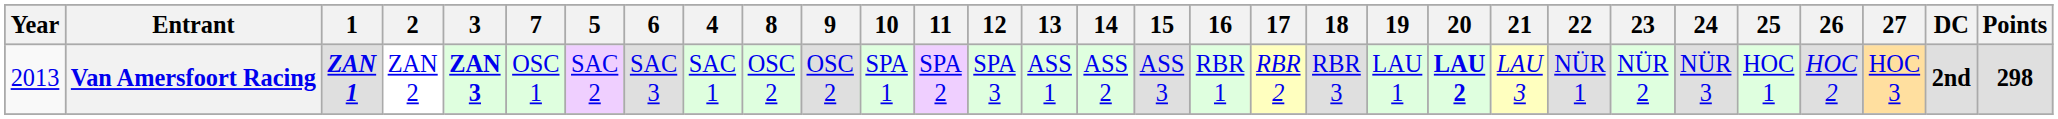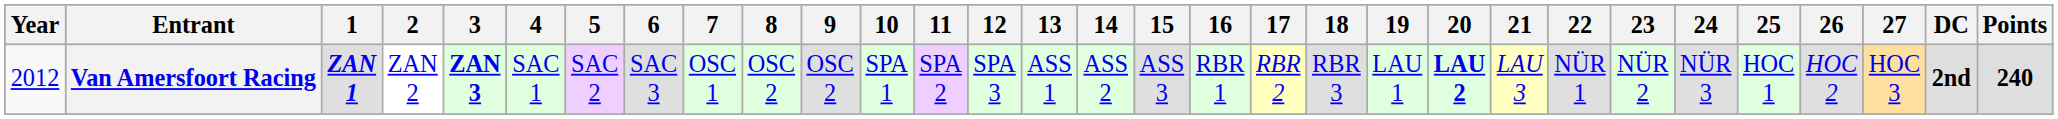columns swapped: (712, 24) <-> (536, 24)
(35, 78) 2013 -> (35, 78) 2012
(2015, 78) 298 -> (2015, 78) 240
